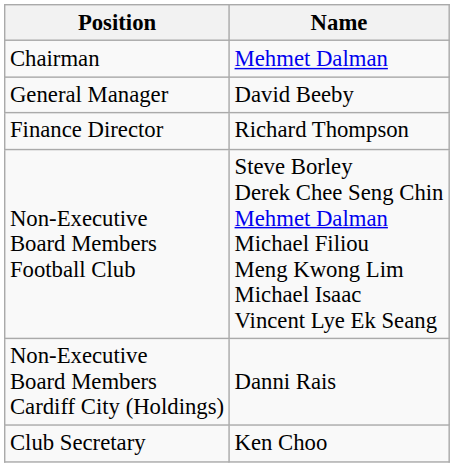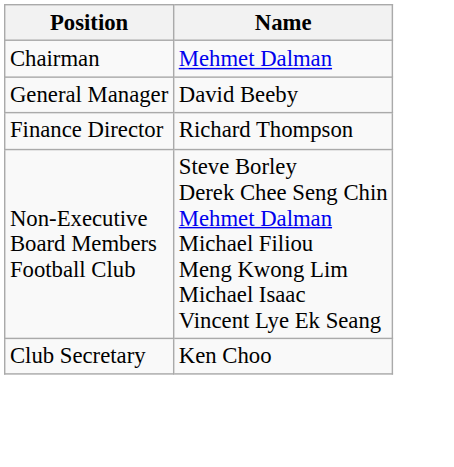- row: (117, 381)
